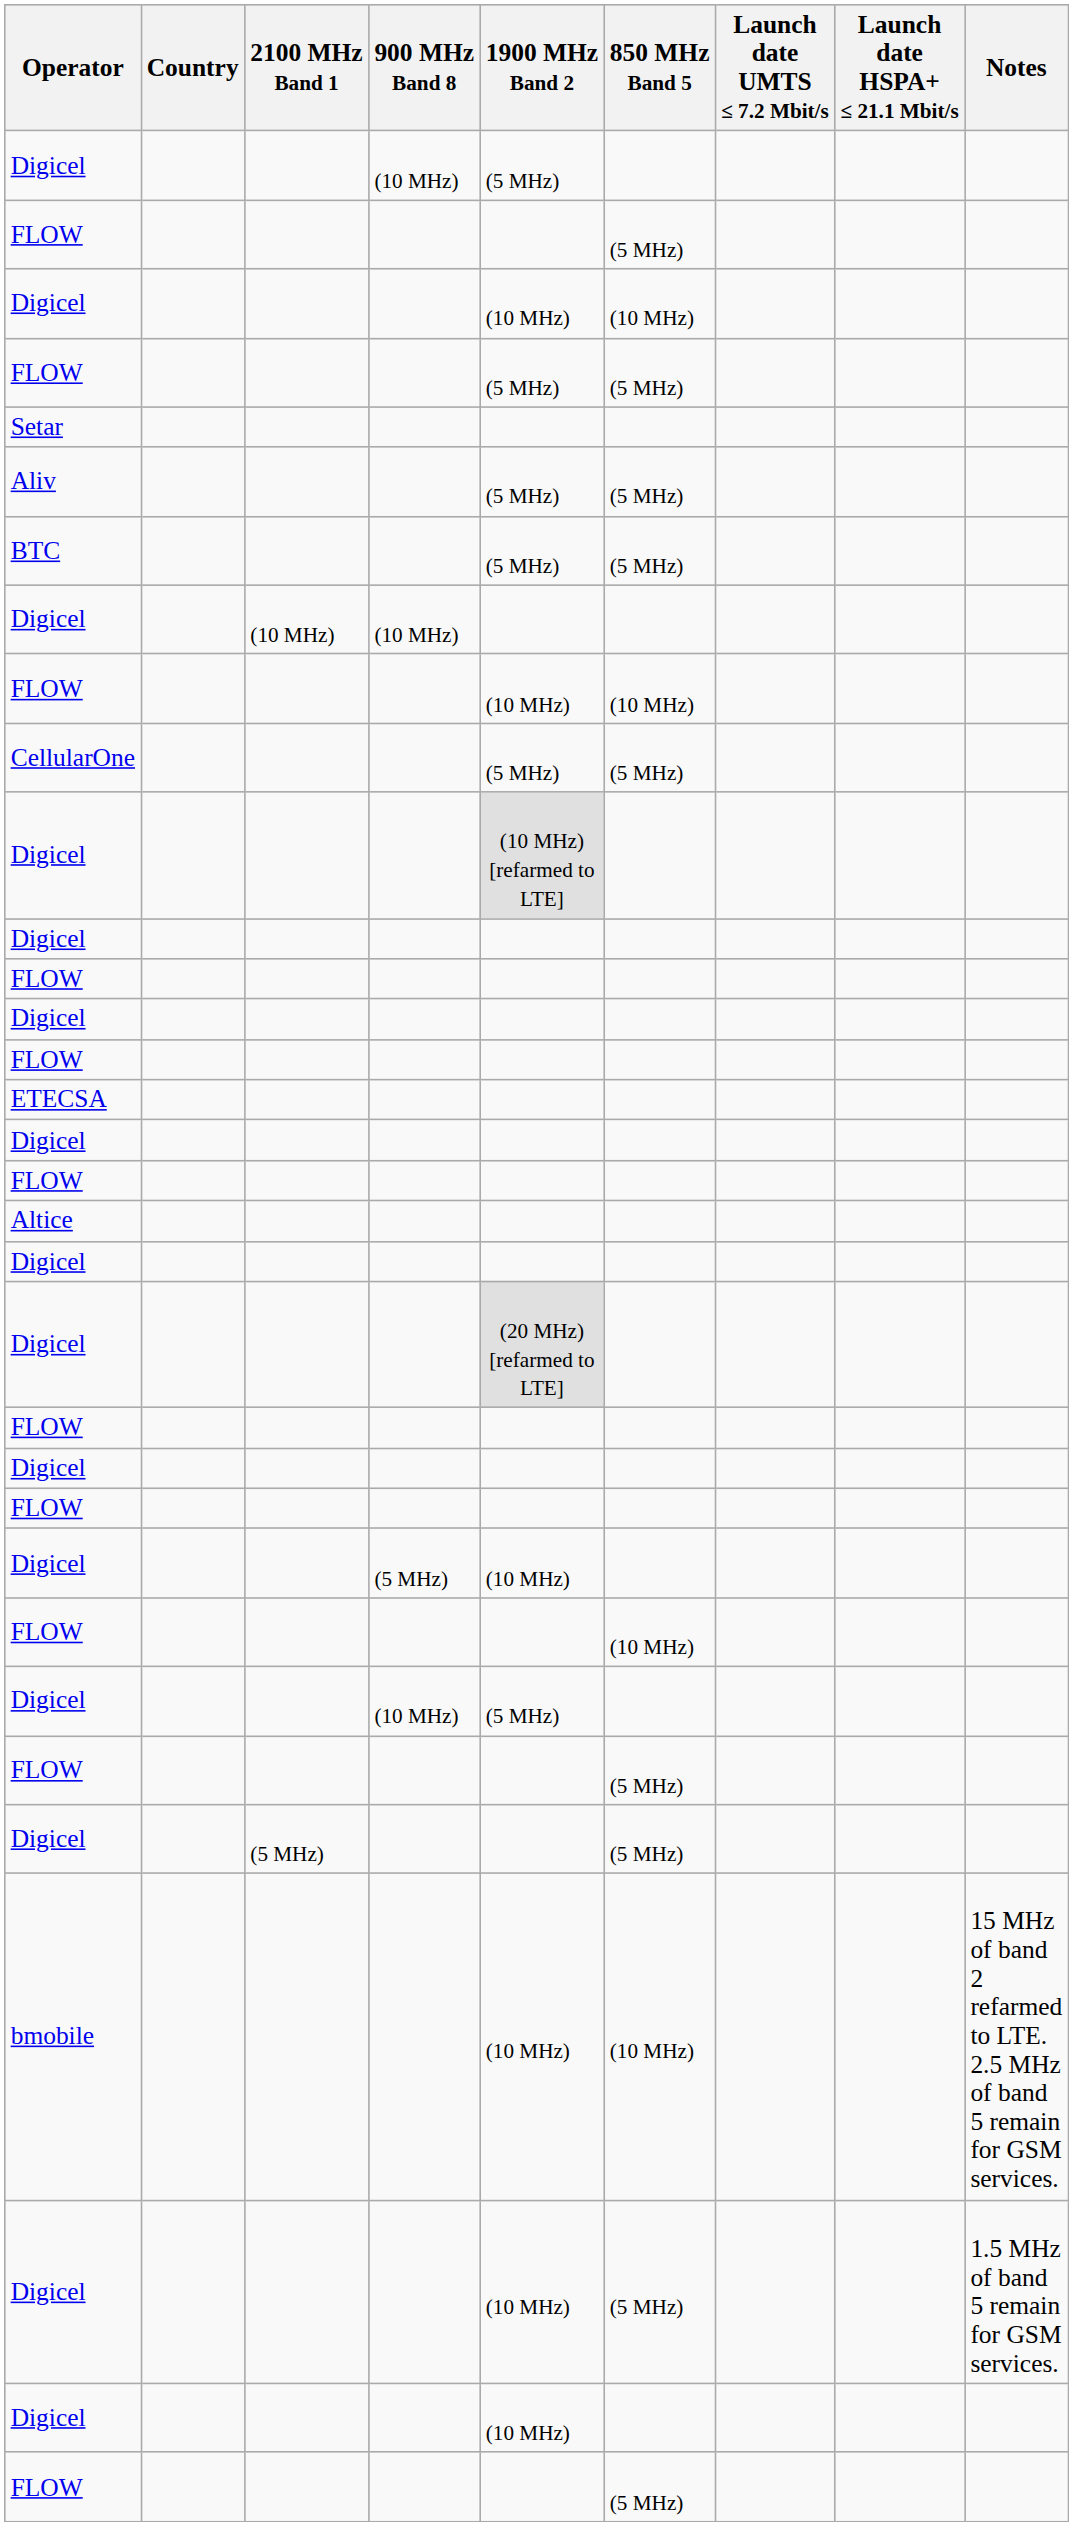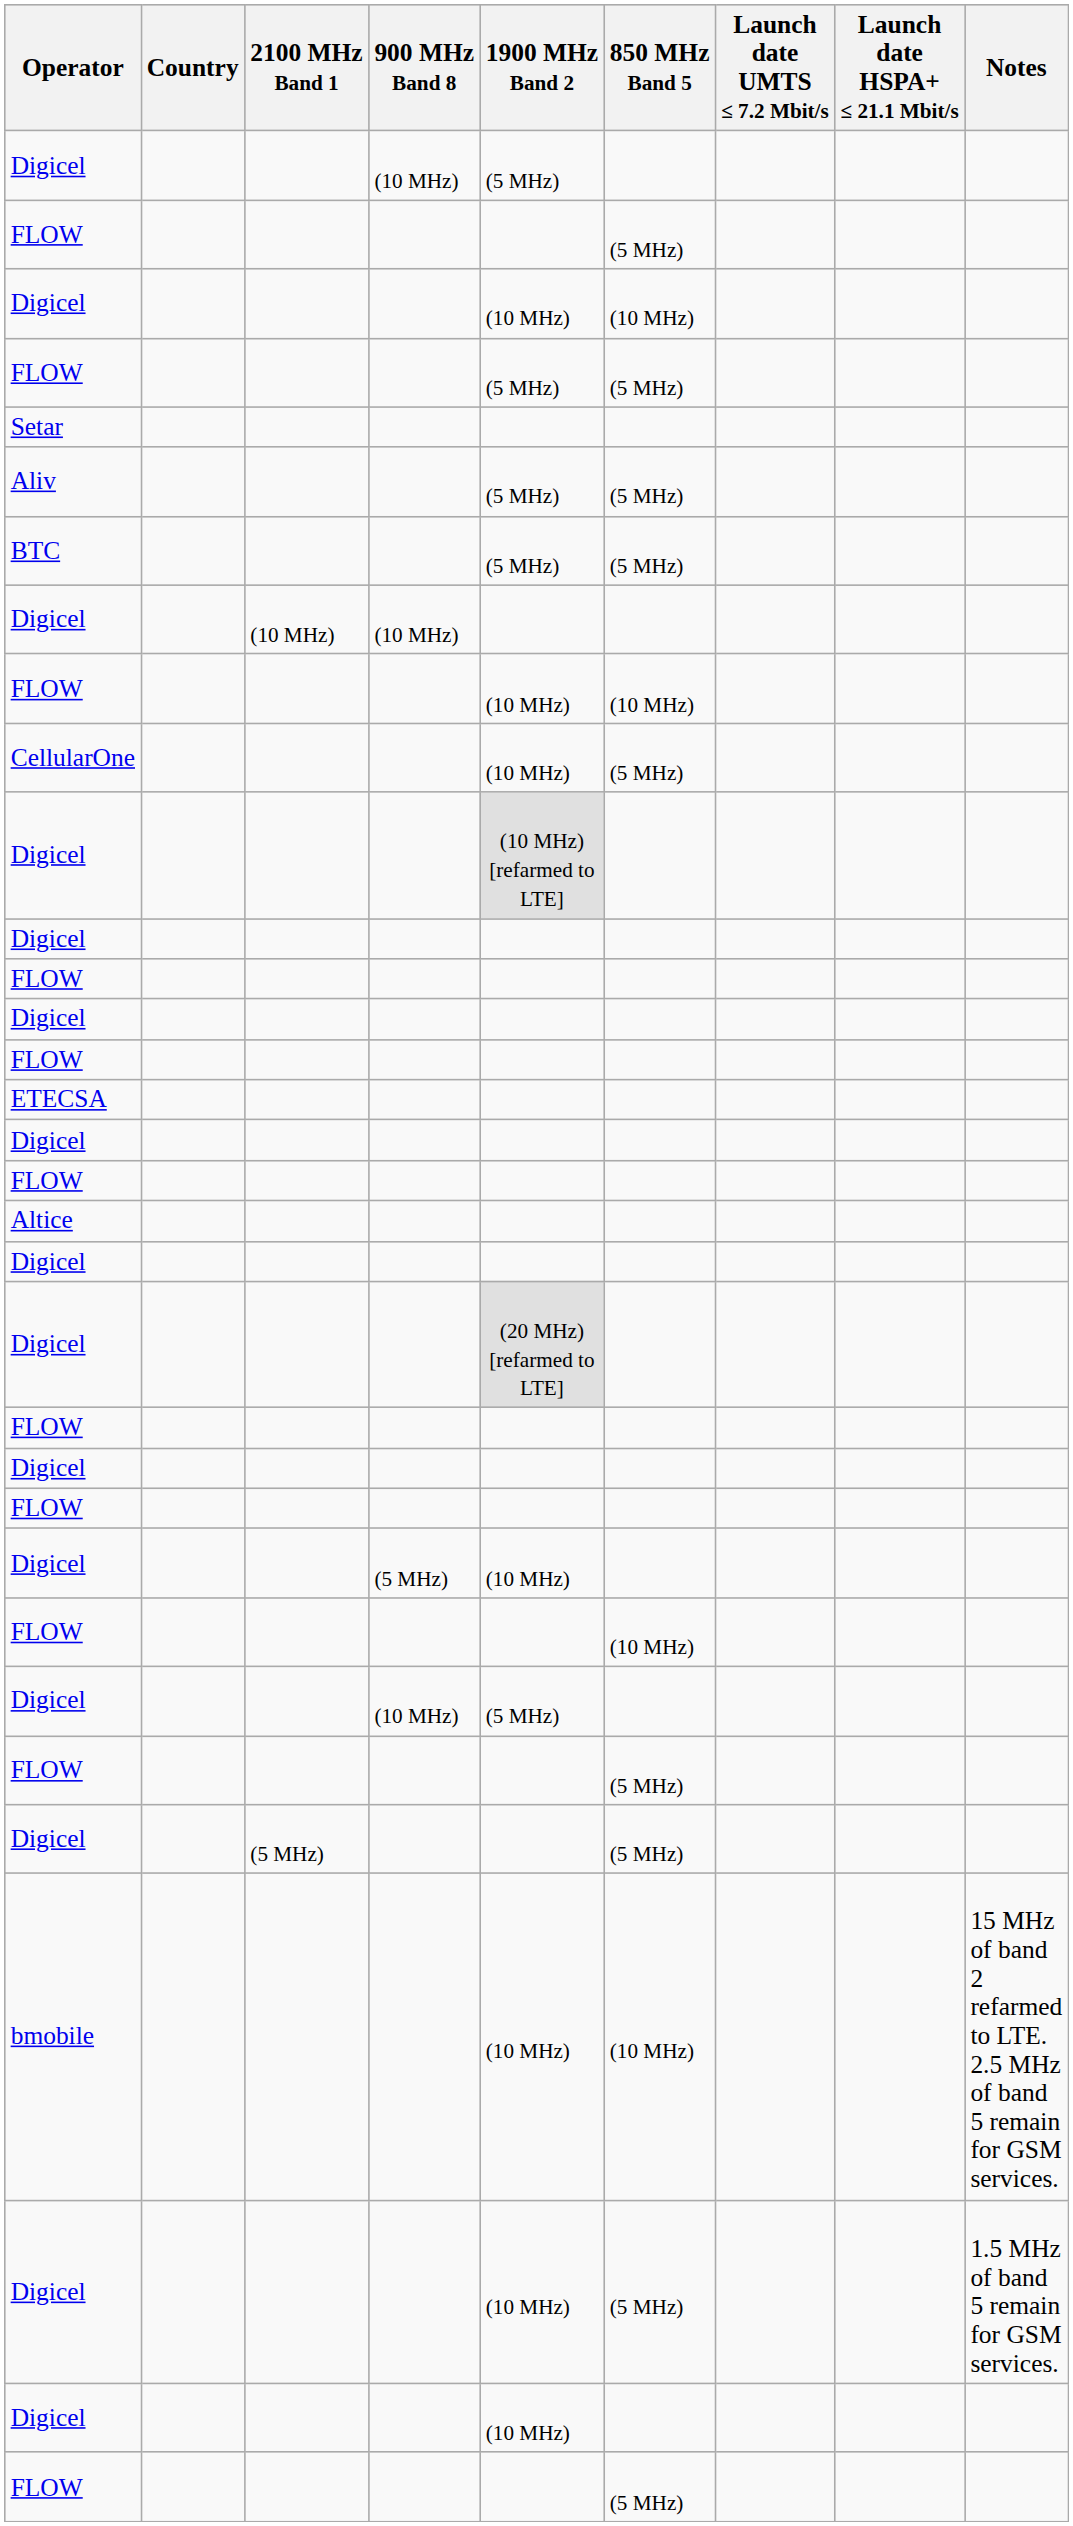(523, 773) (5 MHz) -> (528, 773) (10 MHz)
